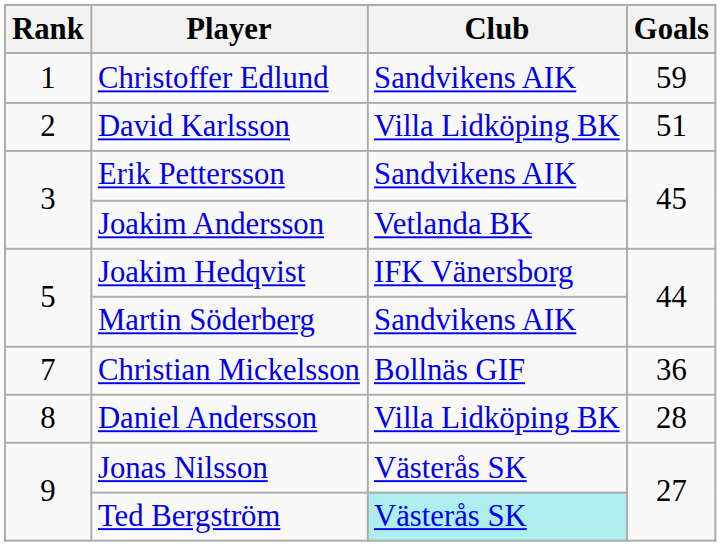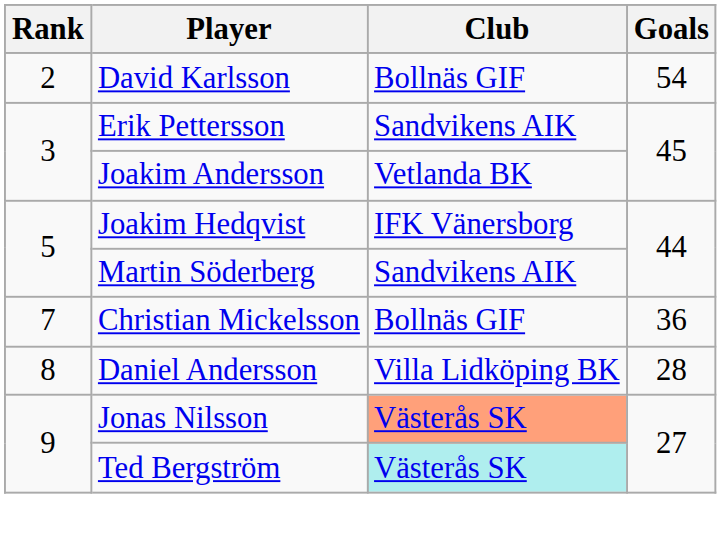- row: (213, 77)
(497, 126) Villa Lidköping BK -> (450, 77) Bollnäs GIF
(671, 126) 51 -> (671, 77) 54
(450, 467) no background -> (450, 418) lightsalmon background
